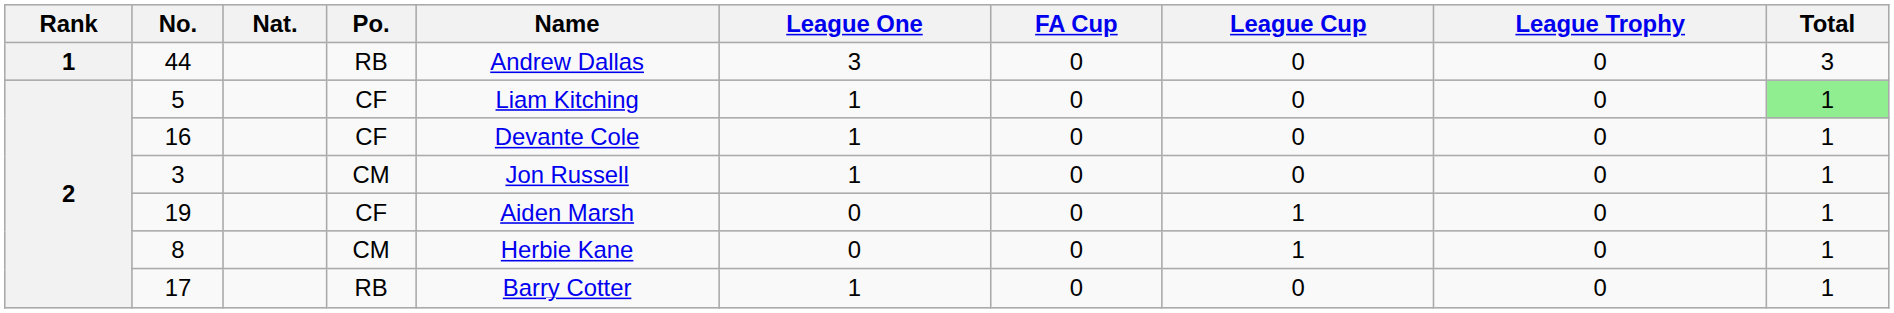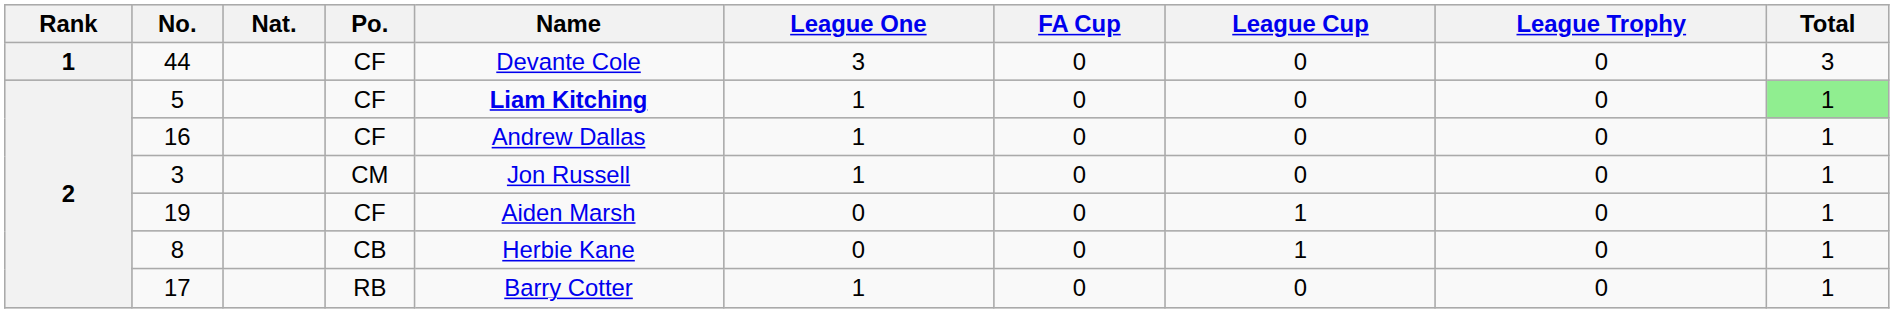(371, 62) RB -> (370, 62) CF
(567, 62) Andrew Dallas -> (569, 62) Devante Cole
(567, 99) normal -> (569, 99) bold
(567, 137) Devante Cole -> (569, 137) Andrew Dallas
(371, 251) CM -> (370, 251) CB
